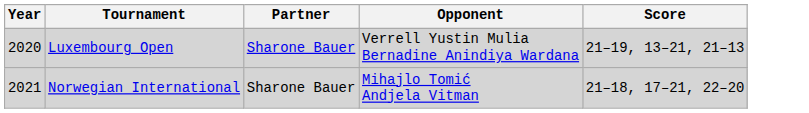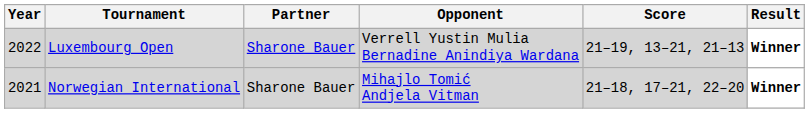+ column: (776, 16)
(25, 48) 2020 -> (25, 48) 2022
